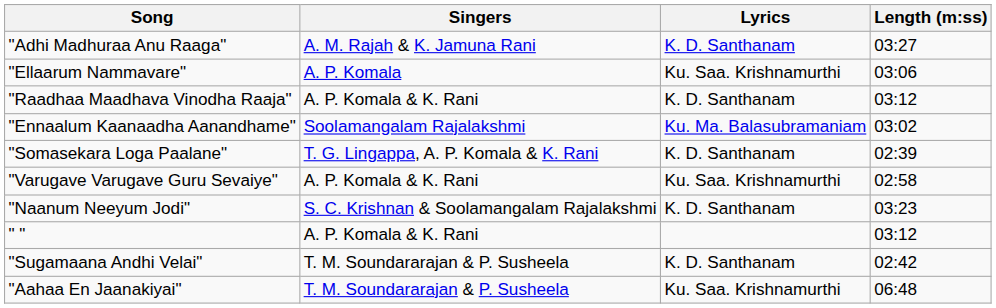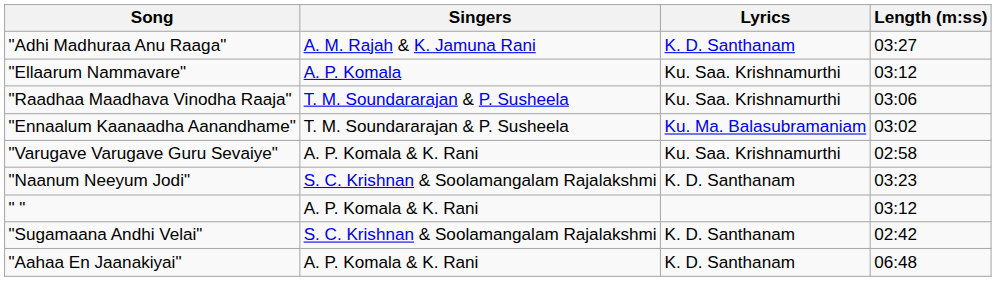(896, 72) 03:06 -> (896, 72) 03:12
(391, 99) A. P. Komala & K. Rani -> (436, 99) T. M. Soundararajan & P. Susheela
(730, 99) K. D. Santhanam -> (753, 99) Ku. Saa. Krishnamurthi
(896, 99) 03:12 -> (896, 99) 03:06
(414, 126) Soolamangalam Rajalakshmi -> (436, 126) T. M. Soundararajan & P. Susheela
- row: (118, 153)
(436, 262) T. M. Soundararajan & P. Susheela -> (480, 235) S. C. Krishnan & Soolamangalam Rajalakshmi
(436, 289) T. M. Soundararajan & P. Susheela -> (391, 262) A. P. Komala & K. Rani
(753, 289) Ku. Saa. Krishnamurthi -> (730, 262) K. D. Santhanam
